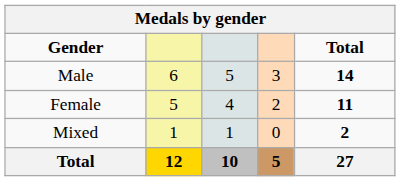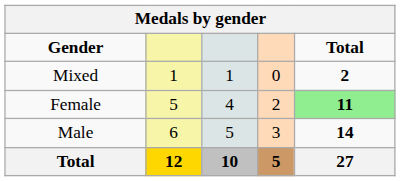rows swapped: (76, 76) <-> (76, 132)
(345, 104) no background -> (345, 104) lightgreen background
